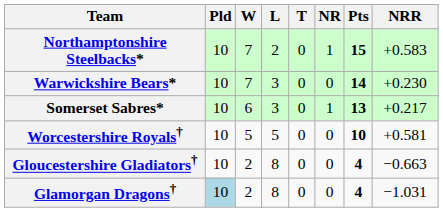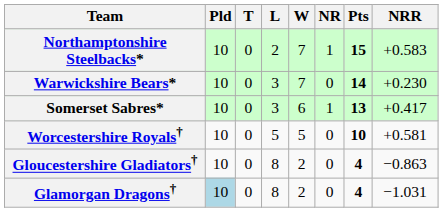columns swapped: (249, 16) <-> (302, 16)
(405, 108) +0.217 -> (405, 108) +0.417
(405, 163) −0.663 -> (405, 163) −0.863
